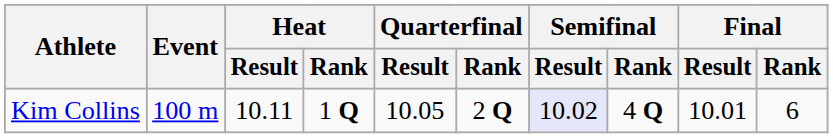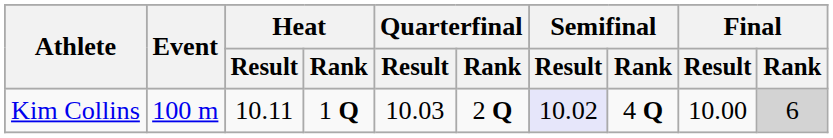(415, 110) 10.05 -> (415, 110) 10.03
(718, 110) 10.01 -> (718, 110) 10.00
(792, 110) no background -> (792, 110) lightgrey background
